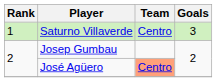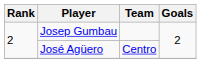- row: (86, 31)
(155, 67) lightsalmon background -> (139, 49) no background
